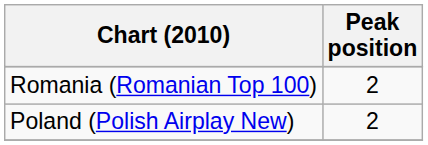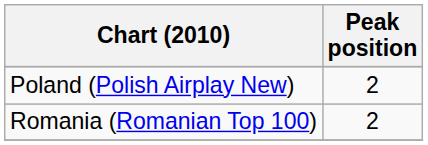rows swapped: (152, 121) <-> (164, 85)
